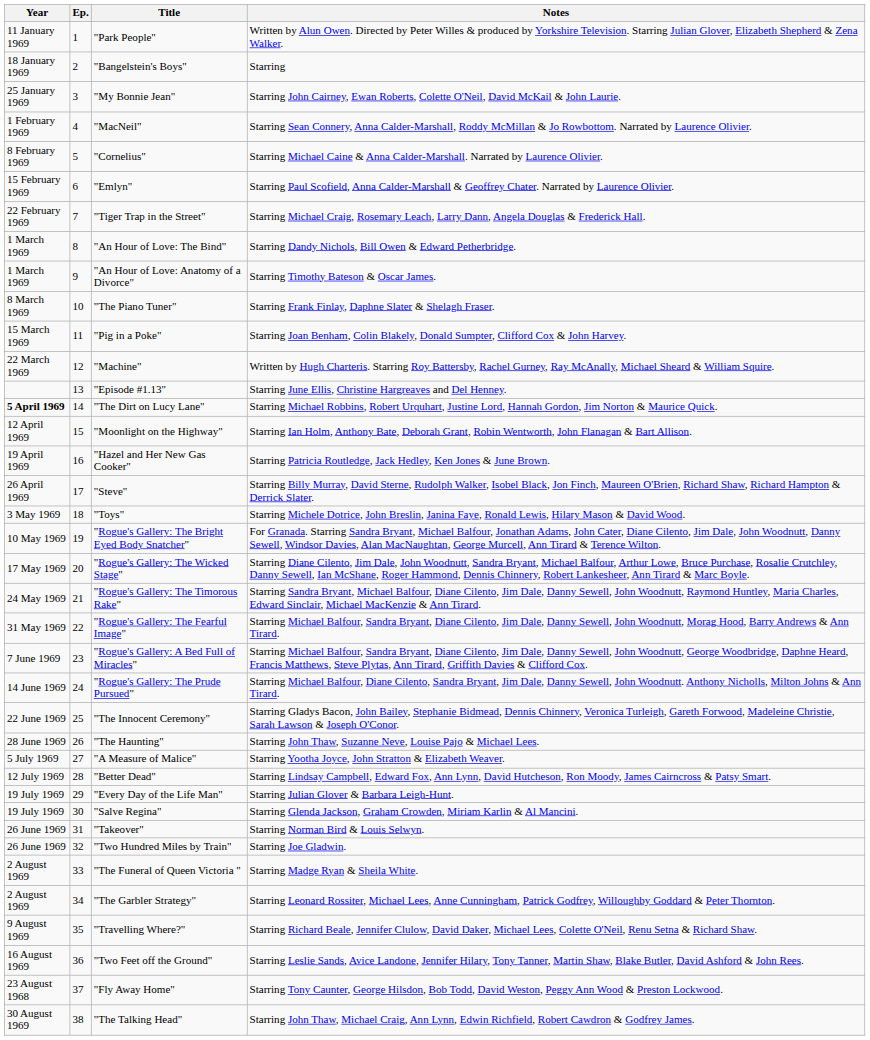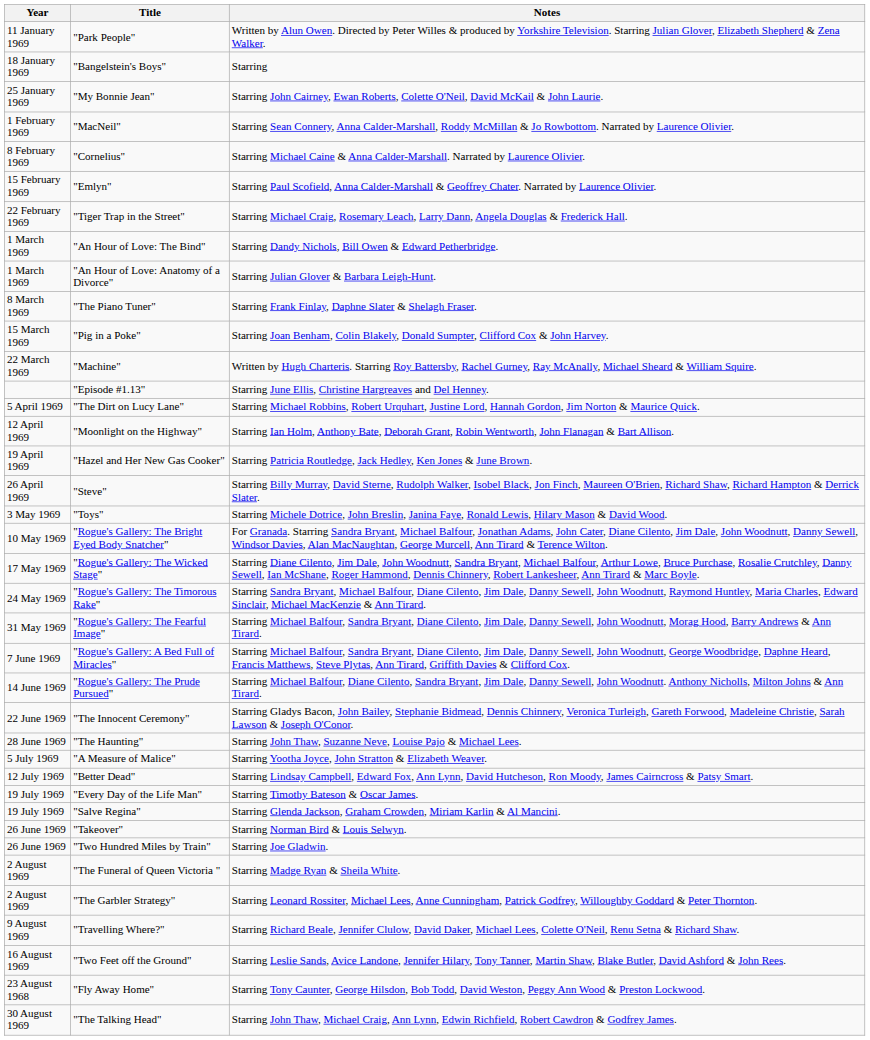- column: (81, 13)
(343, 276) Starring Timothy Bateson & Oscar James. -> (334, 276) Starring Julian Glover & Barbara Leigh-Hunt.
(36, 407) bold -> (35, 407) normal
(352, 794) Starring Julian Glover & Barbara Leigh-Hunt. -> (325, 794) Starring Timothy Bateson & Oscar James.
